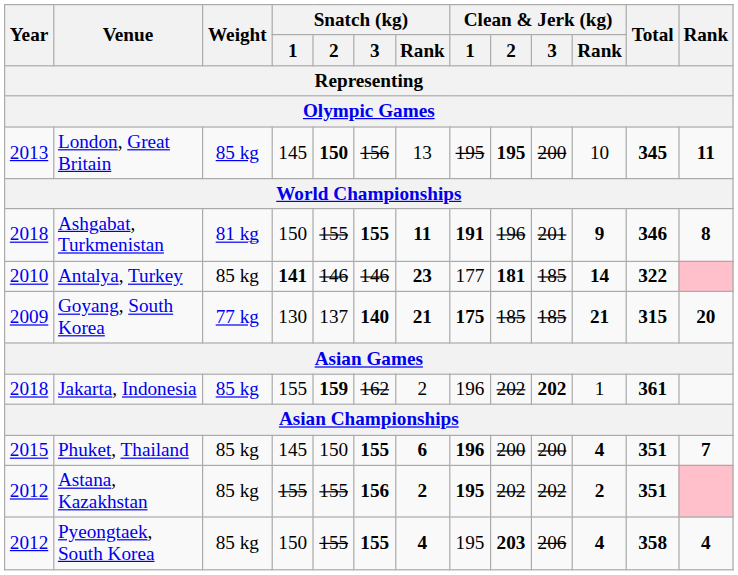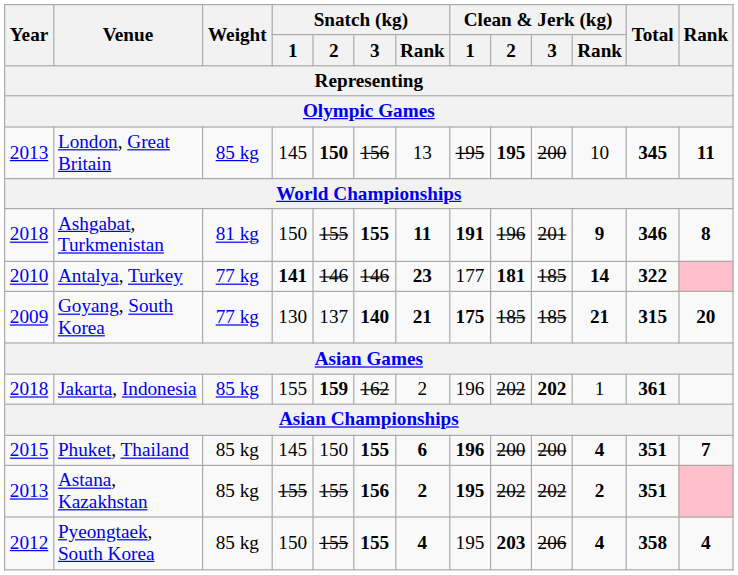(237, 276) 85 kg -> (237, 276) 77 kg
(29, 491) 2012 -> (29, 491) 2013
